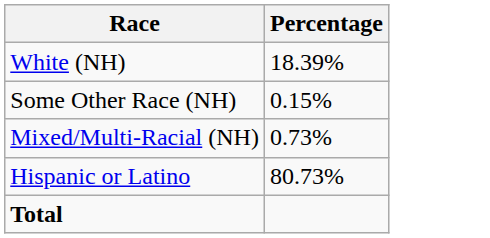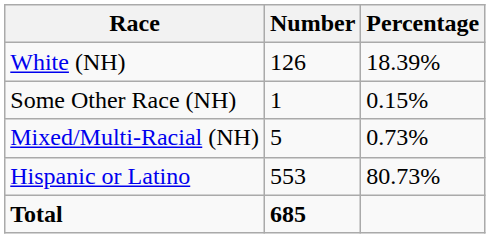+ column: (313, 23)
